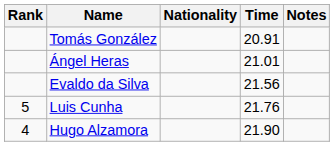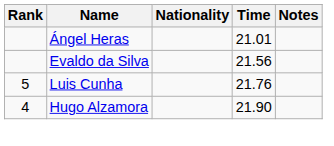- row: (103, 38)
